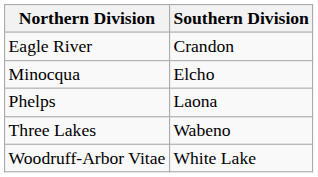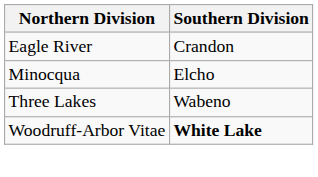- row: (32, 102)
(215, 158) normal -> (218, 130) bold
